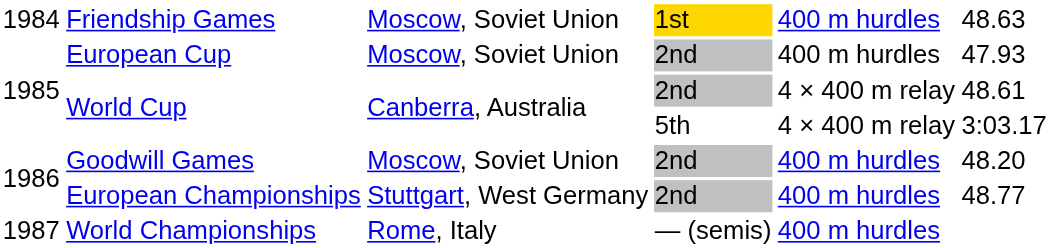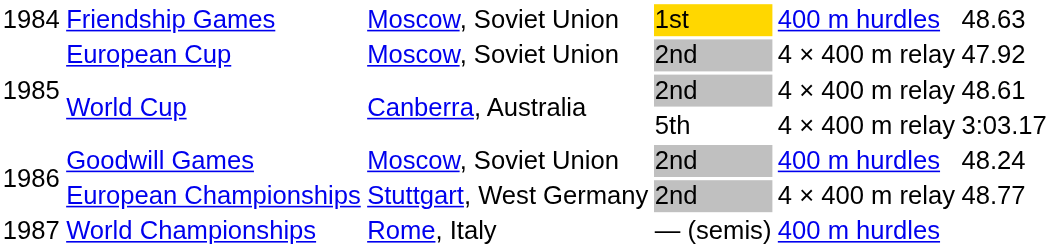(859, 55) 400 m hurdles -> (866, 55) 4 × 400 m relay
(993, 55) 47.93 -> (993, 55) 47.92
(993, 160) 48.20 -> (993, 160) 48.24
(859, 195) 400 m hurdles -> (866, 195) 4 × 400 m relay
